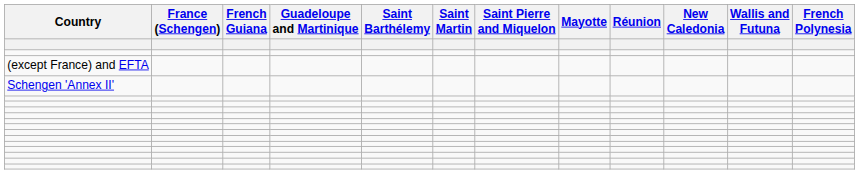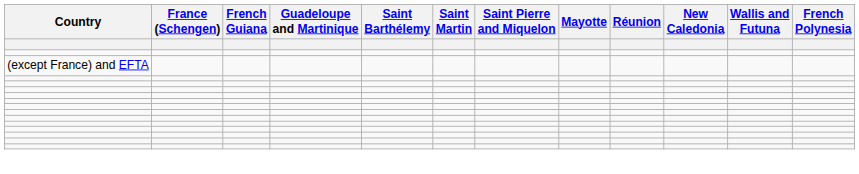- row: (61, 85)
